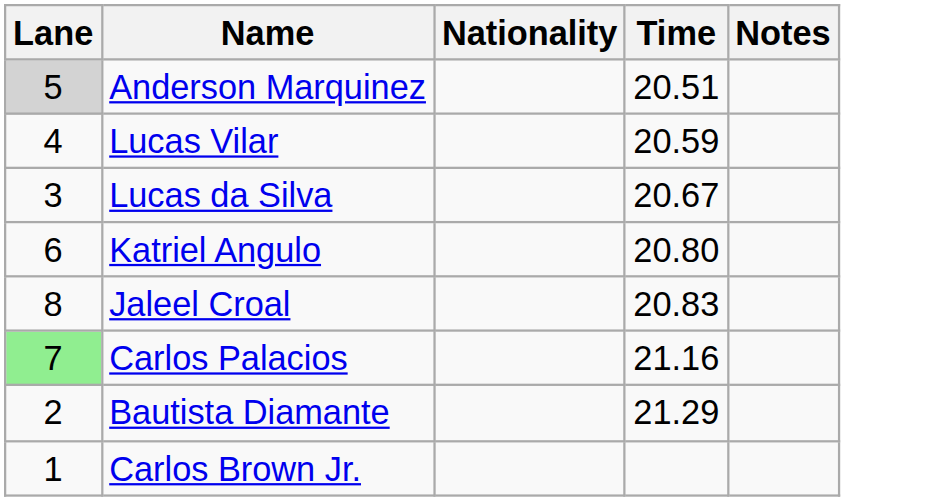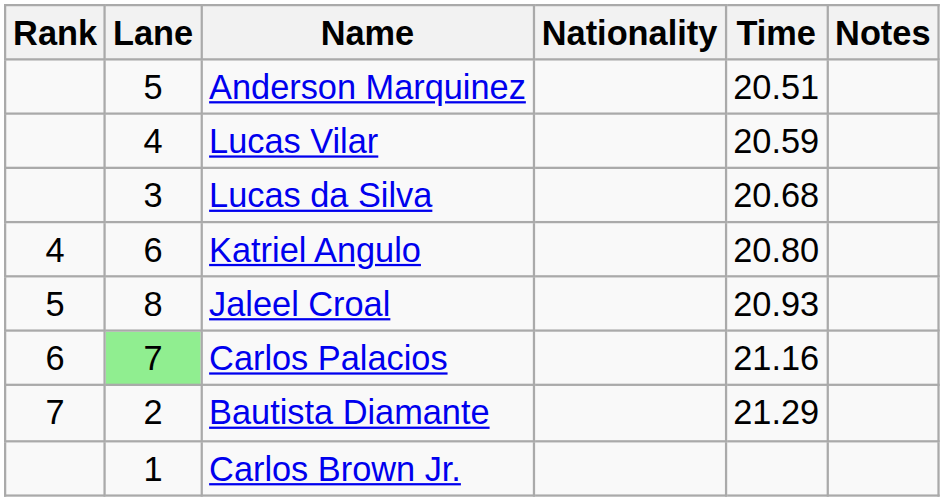+ column: (55, 33)
(53, 87) lightgrey background -> (153, 87) no background
(676, 196) 20.67 -> (776, 196) 20.68
(676, 304) 20.83 -> (776, 304) 20.93
